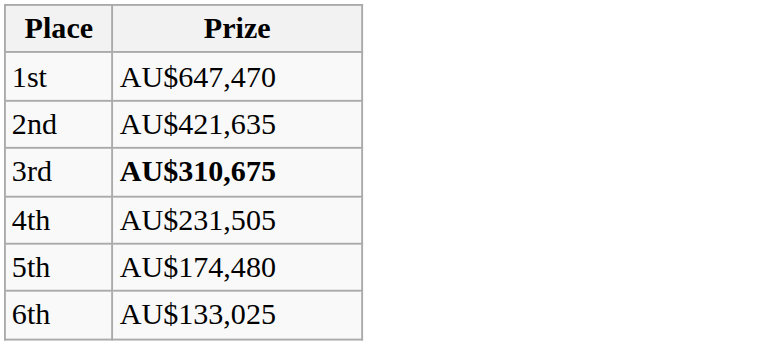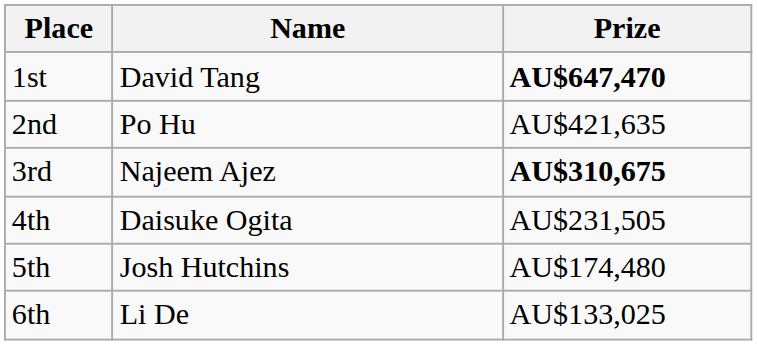+ column: (308, 28)
(198, 76) normal -> (588, 76) bold
